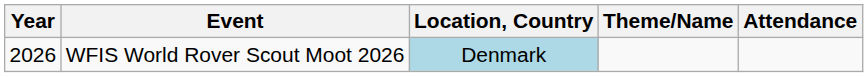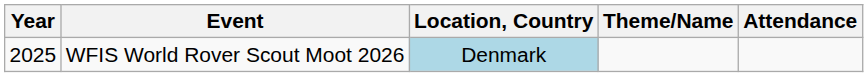(33, 54) 2026 -> (33, 54) 2025
